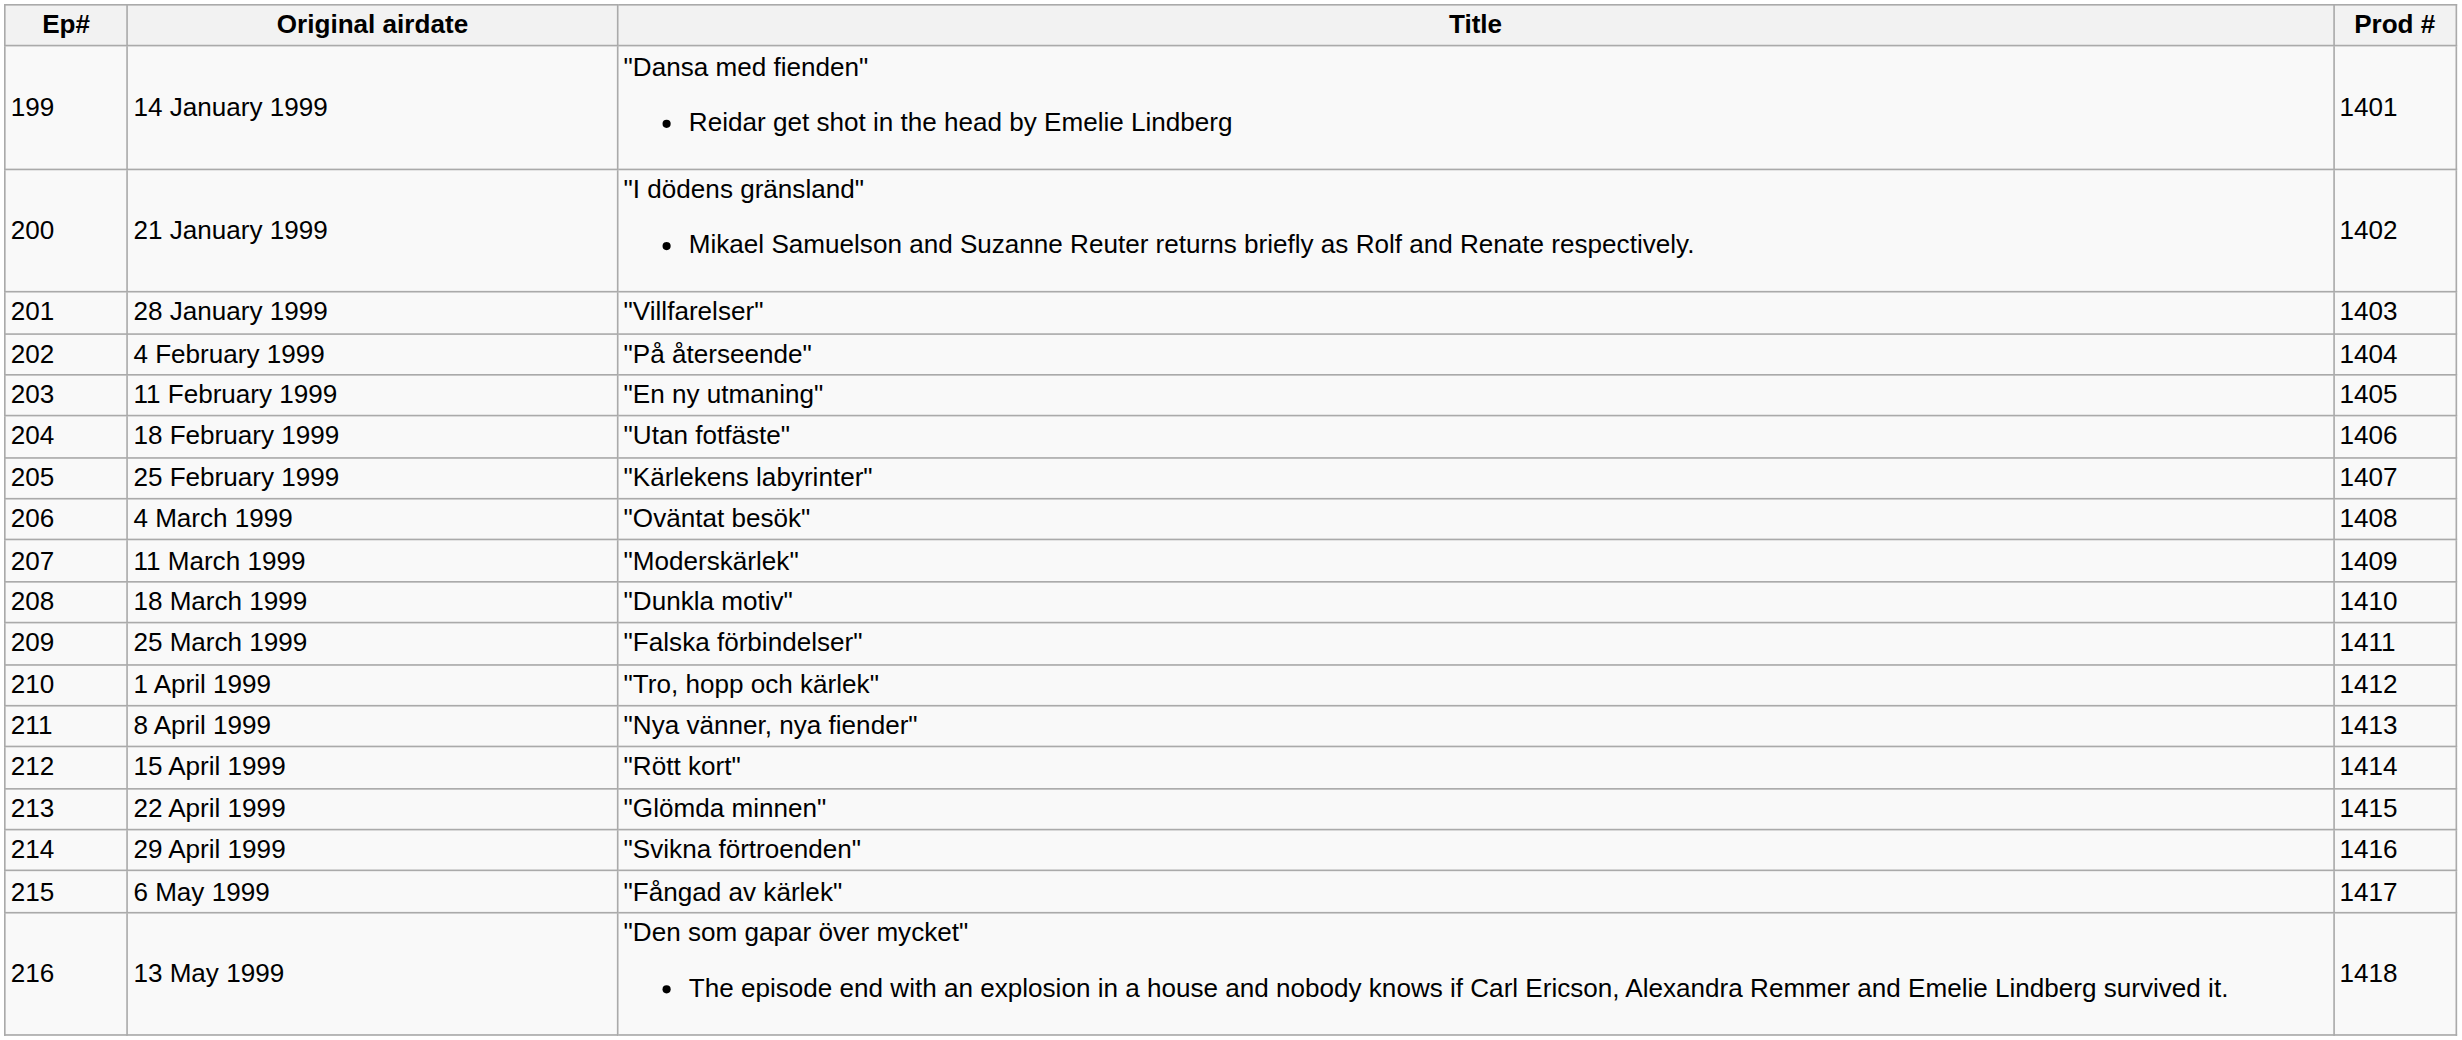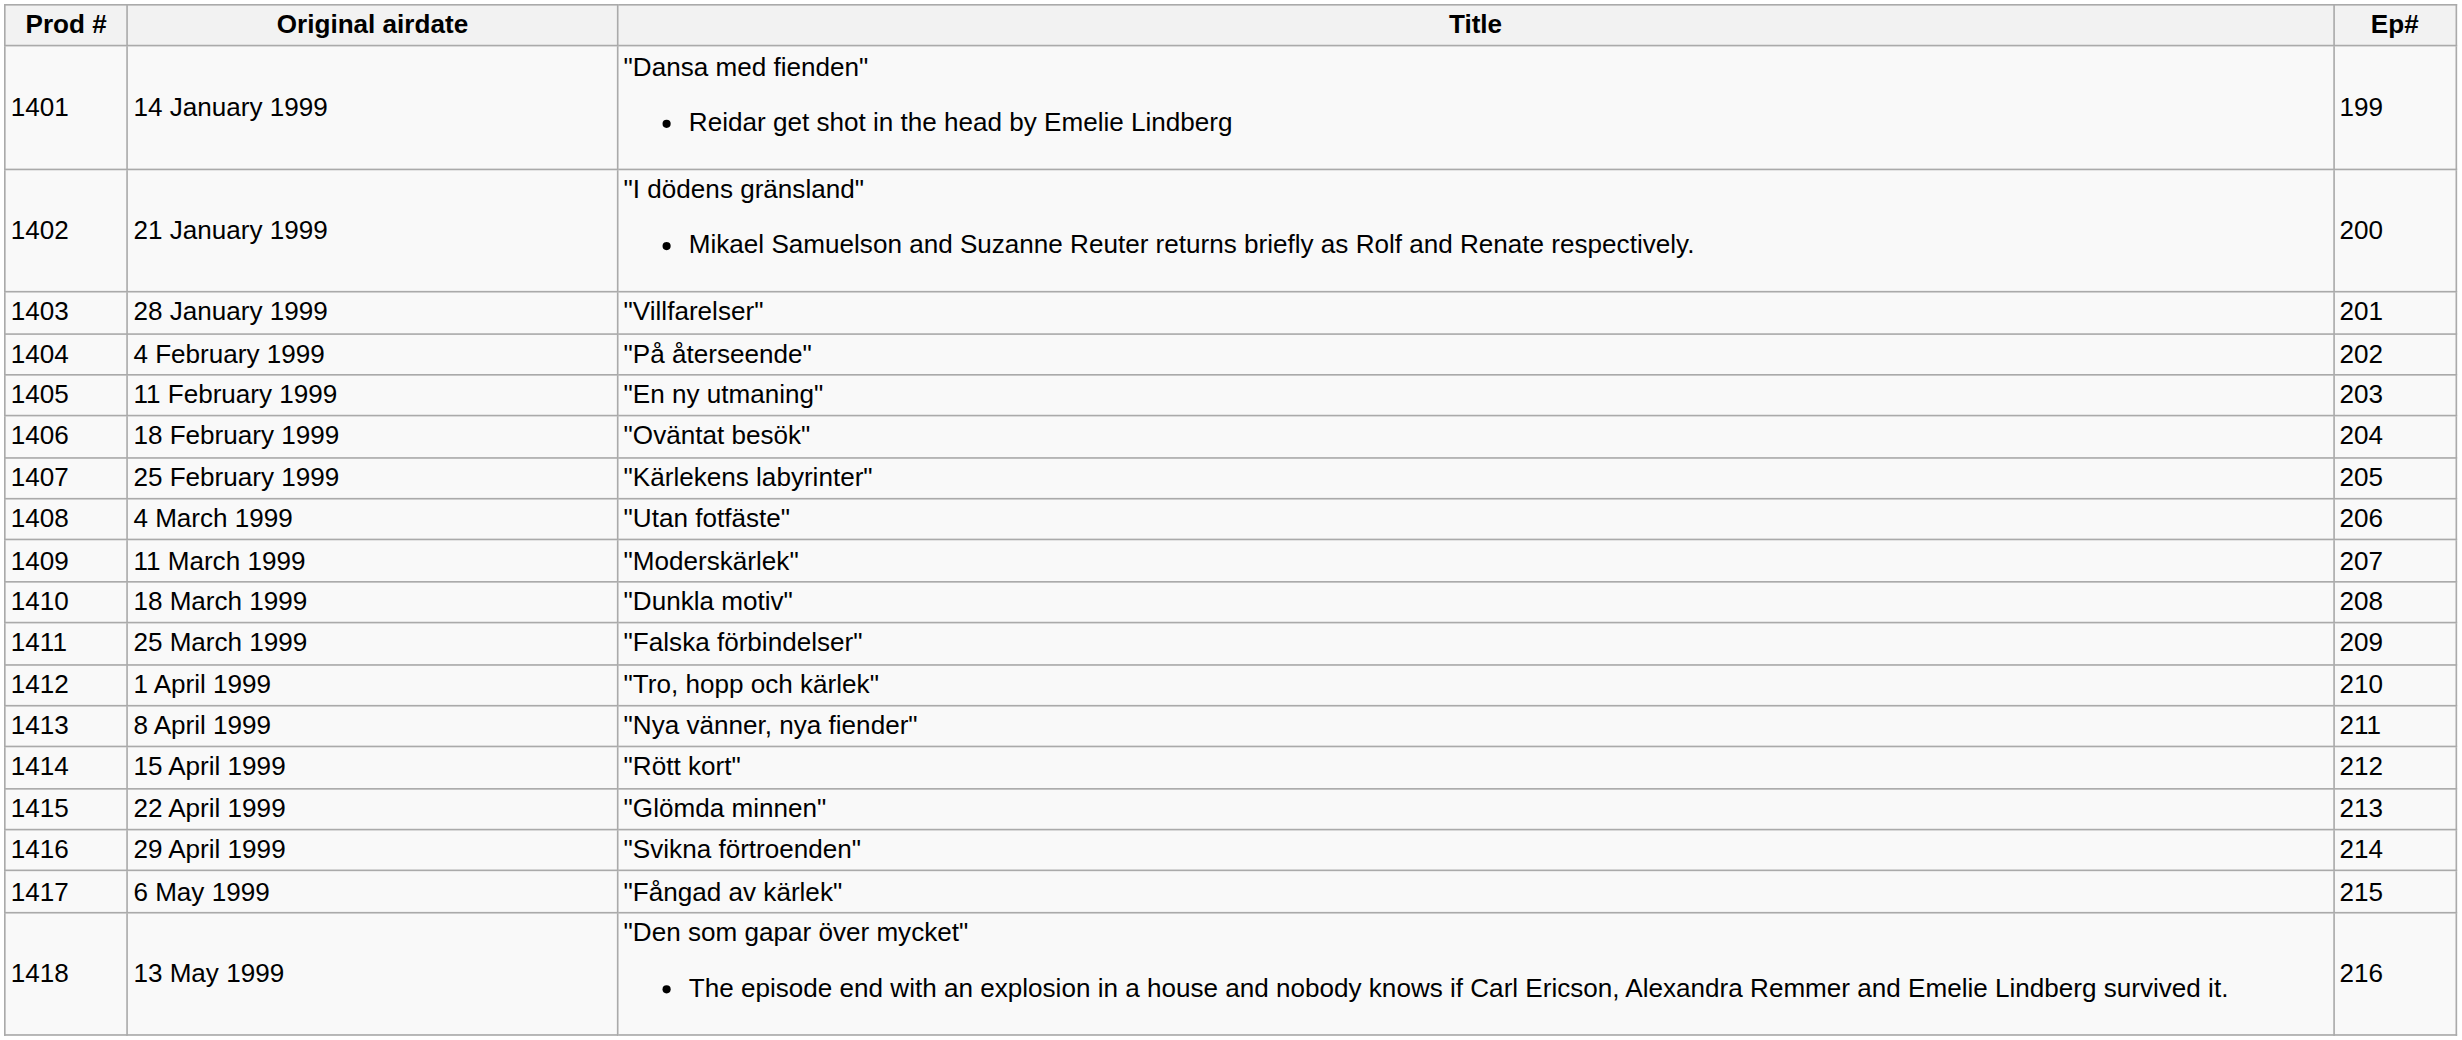columns swapped: (66, 25) <-> (2395, 25)
(707, 436) "Utan fotfäste" -> (717, 436) "Oväntat besök"
(717, 519) "Oväntat besök" -> (707, 519) "Utan fotfäste"
